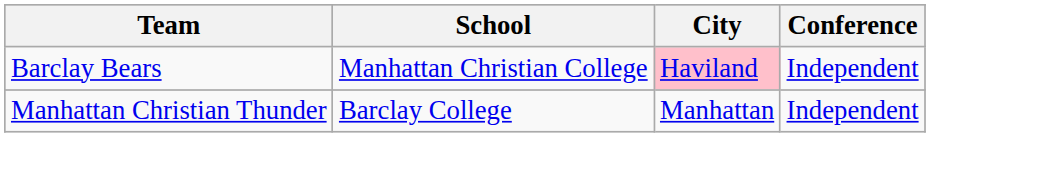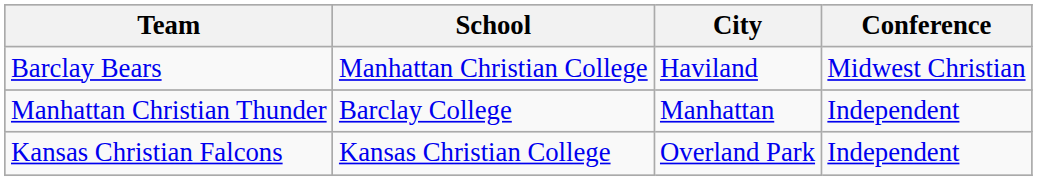(709, 68) pink background -> (709, 68) no background
(853, 68) Independent -> (926, 68) Midwest Christian
+ row: (147, 152)
